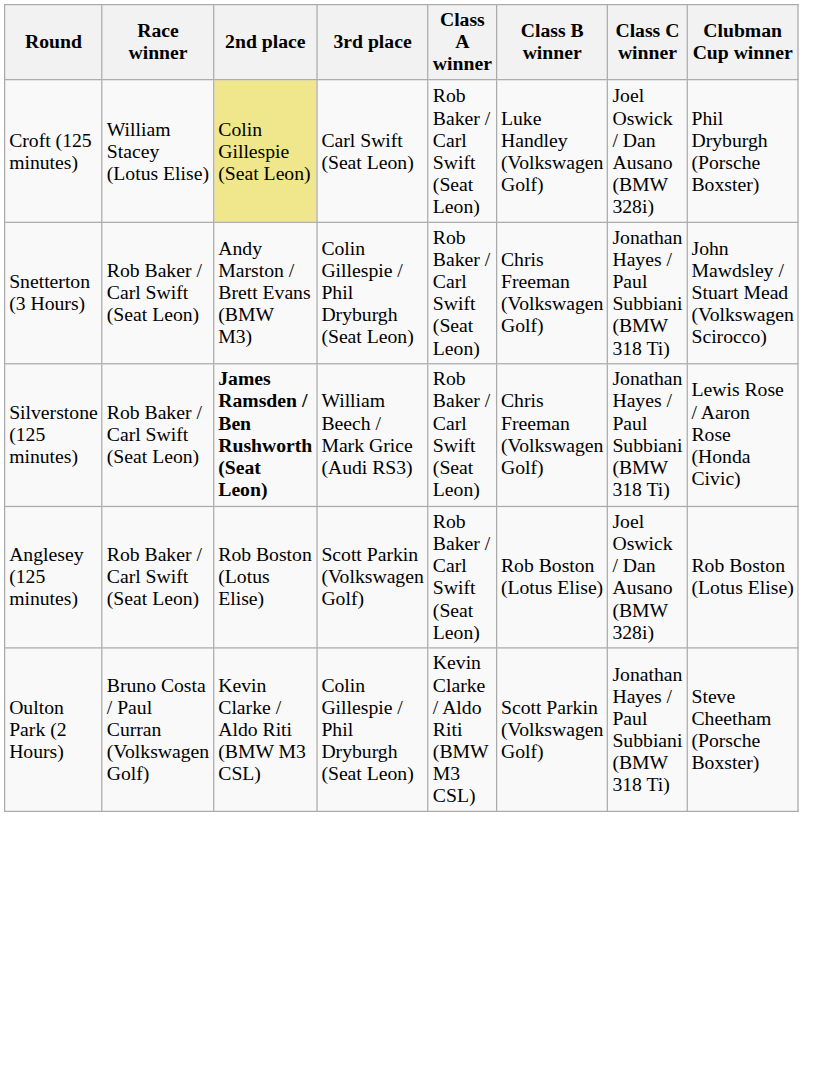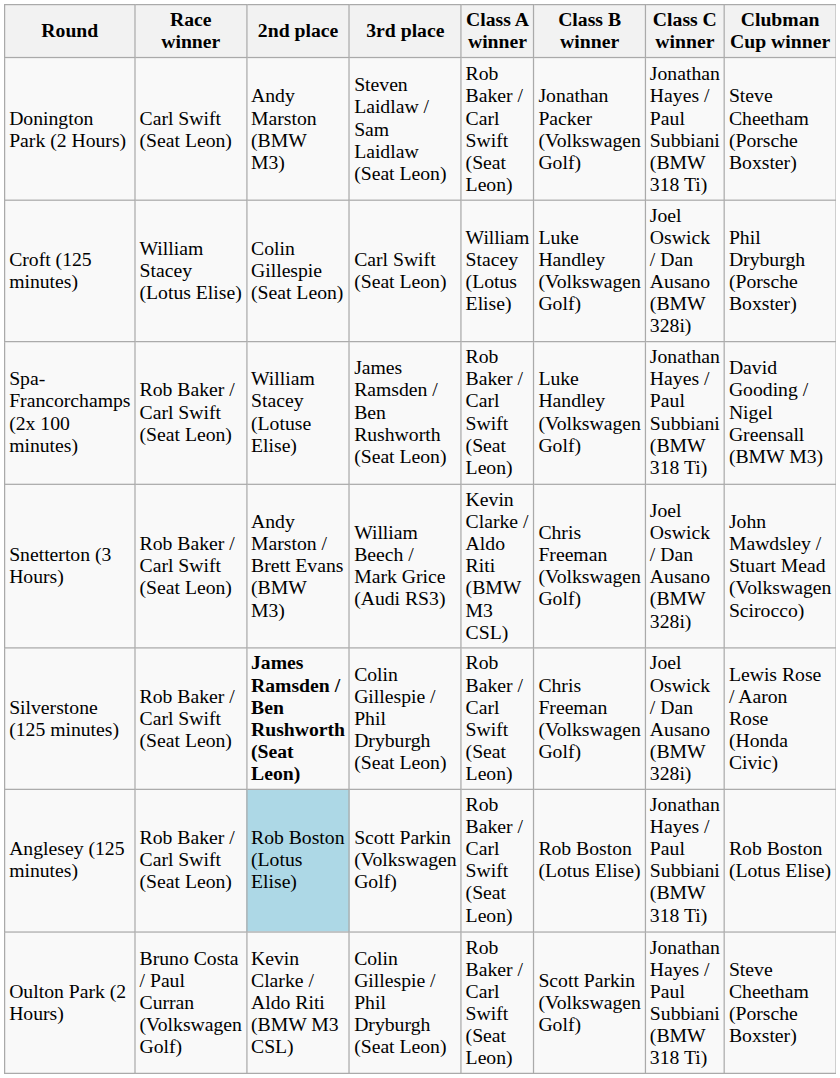+ row: (68, 128)
(264, 150) khaki background -> (297, 270) no background
(462, 150) Rob Baker / Carl Swift (Seat Leon) -> (497, 270) William Stacey (Lotus Elise)
+ row: (70, 412)
(368, 292) Colin Gillespie / Phil Dryburgh (Seat Leon) -> (400, 565) William Beech / Mark Grice (Audi RS3)
(462, 292) Rob Baker / Carl Swift (Seat Leon) -> (497, 565) Kevin Clarke / Aldo Riti (BMW M3 CSL)
(647, 292) Jonathan Hayes / Paul Subbiani (BMW 318 Ti) -> (680, 565) Joel Oswick / Dan Ausano (BMW 328i)
(367, 434) William Beech / Mark Grice (Audi RS3) -> (400, 718) Colin Gillespie / Phil Dryburgh (Seat Leon)
(647, 434) Jonathan Hayes / Paul Subbiani (BMW 318 Ti) -> (680, 718) Joel Oswick / Dan Ausano (BMW 328i)
(265, 576) no background -> (298, 860) lightblue background
(642, 576) Joel Oswick / Dan Ausano (BMW 328i) -> (685, 860) Jonathan Hayes / Paul Subbiani (BMW 318 Ti)
(461, 729) Kevin Clarke / Aldo Riti (BMW M3 CSL) -> (494, 1002) Rob Baker / Carl Swift (Seat Leon)
